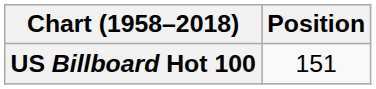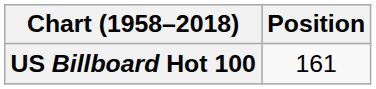(316, 63) 151 -> (316, 63) 161
